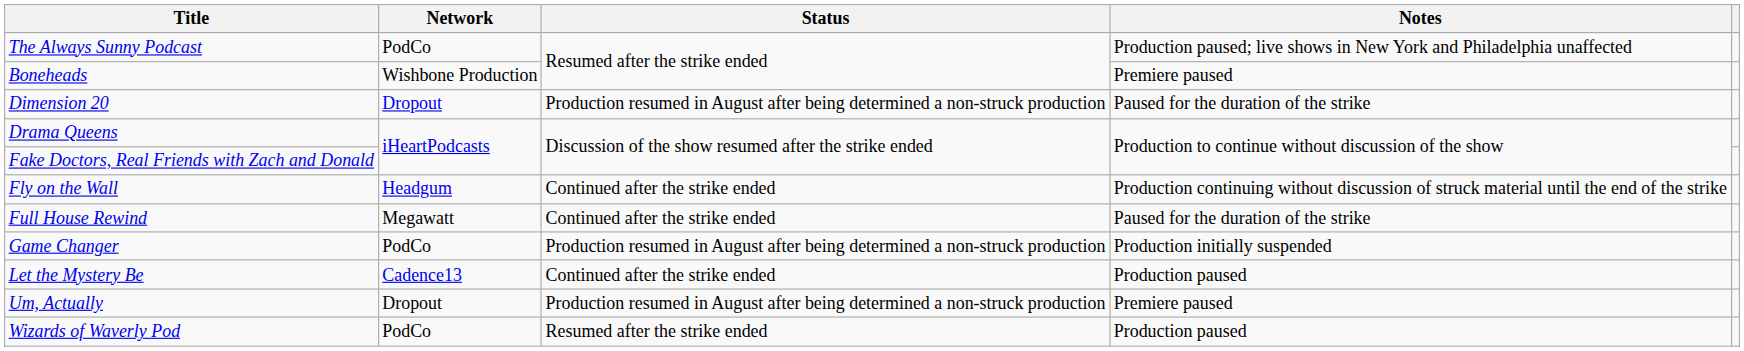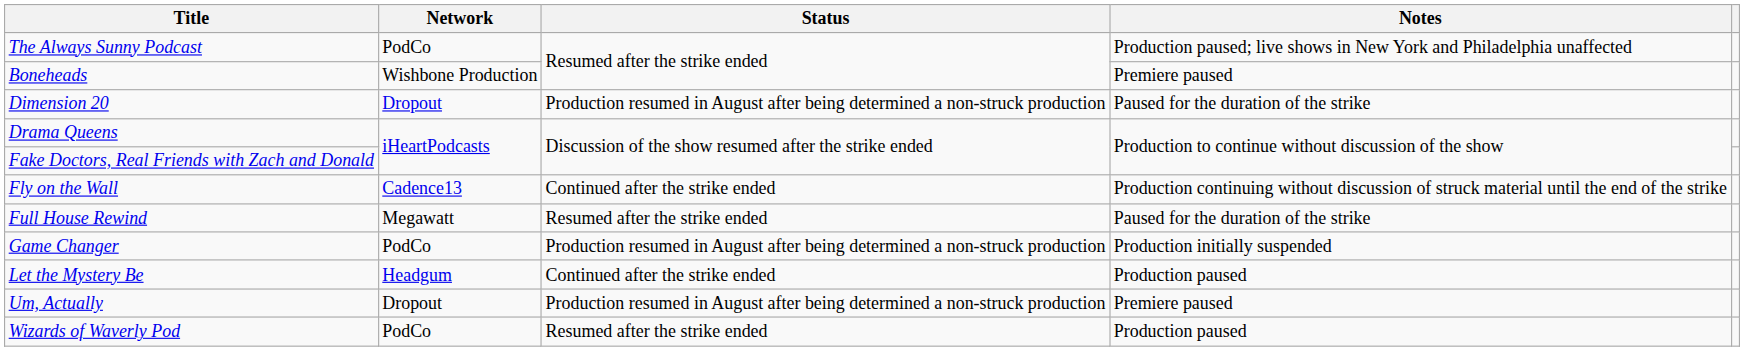(417, 189) Headgum -> (422, 189) Cadence13
(661, 217) Continued after the strike ended -> (657, 217) Resumed after the strike ended
(422, 274) Cadence13 -> (417, 274) Headgum
